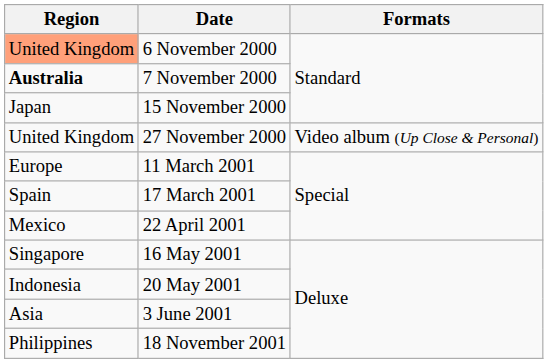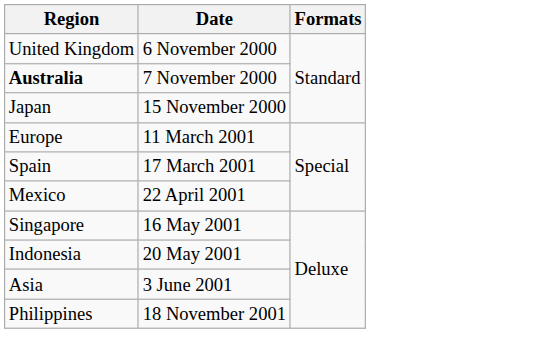(71, 48) lightsalmon background -> (71, 48) no background
- row: (214, 136)
